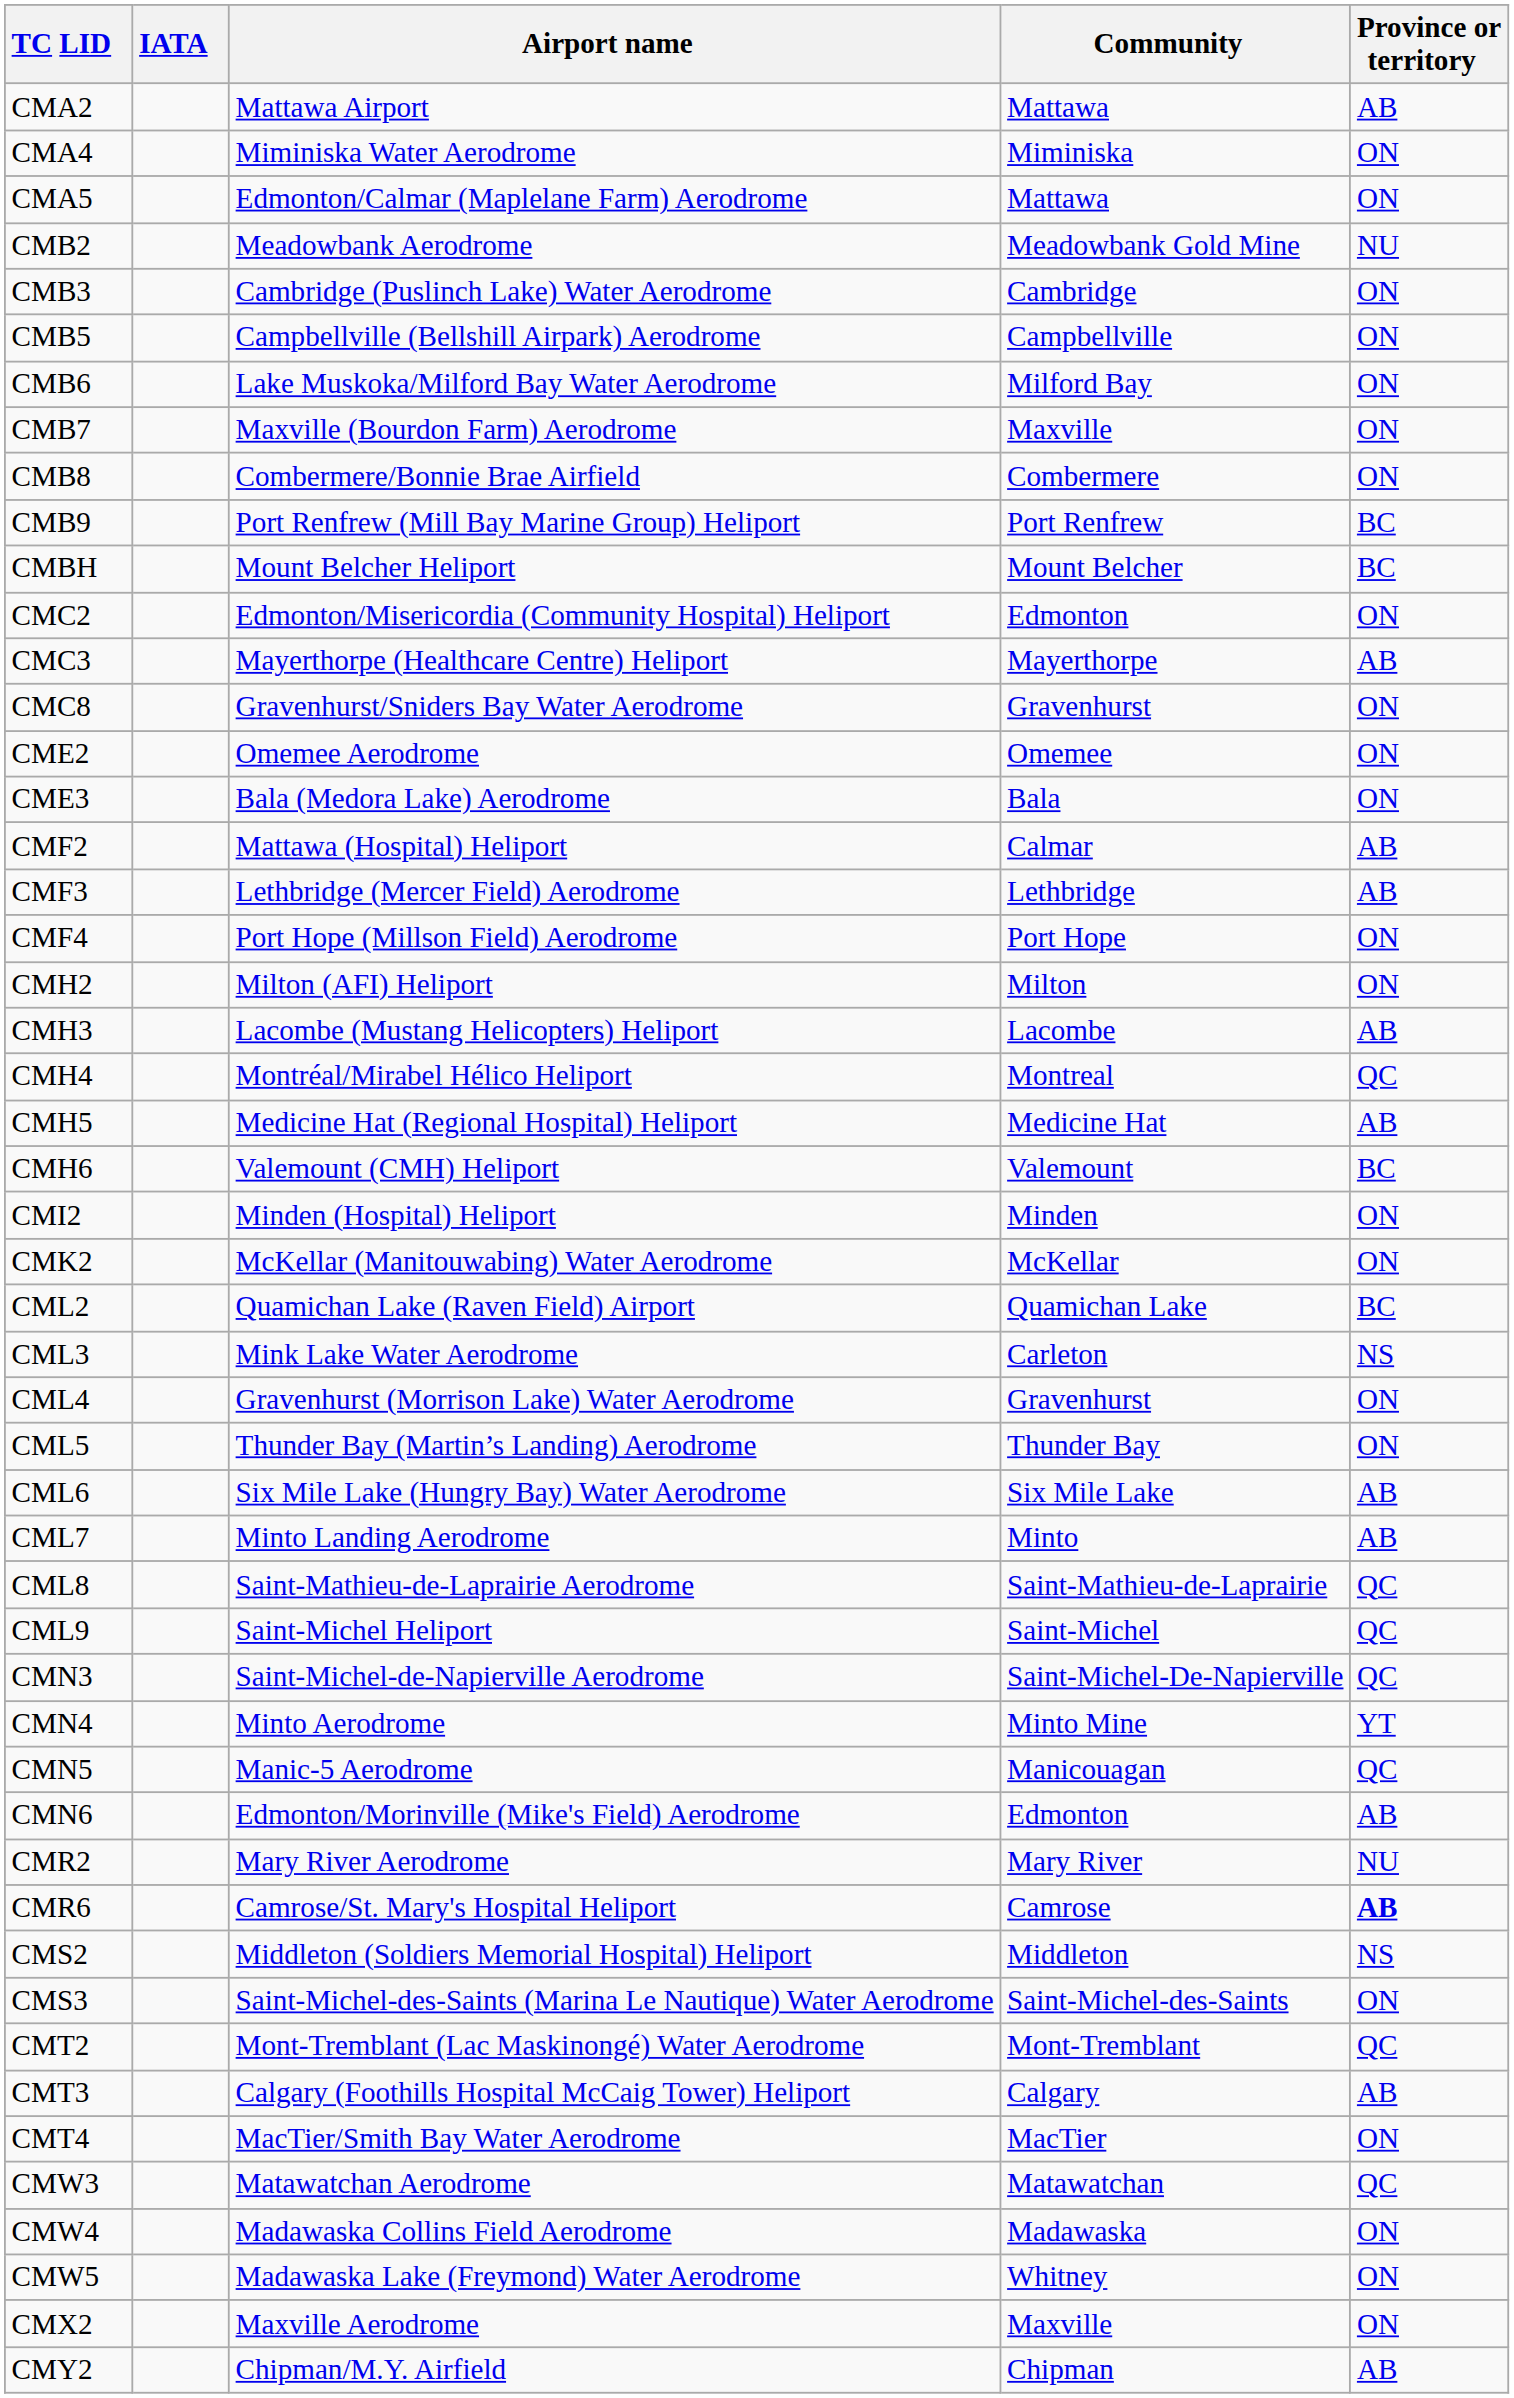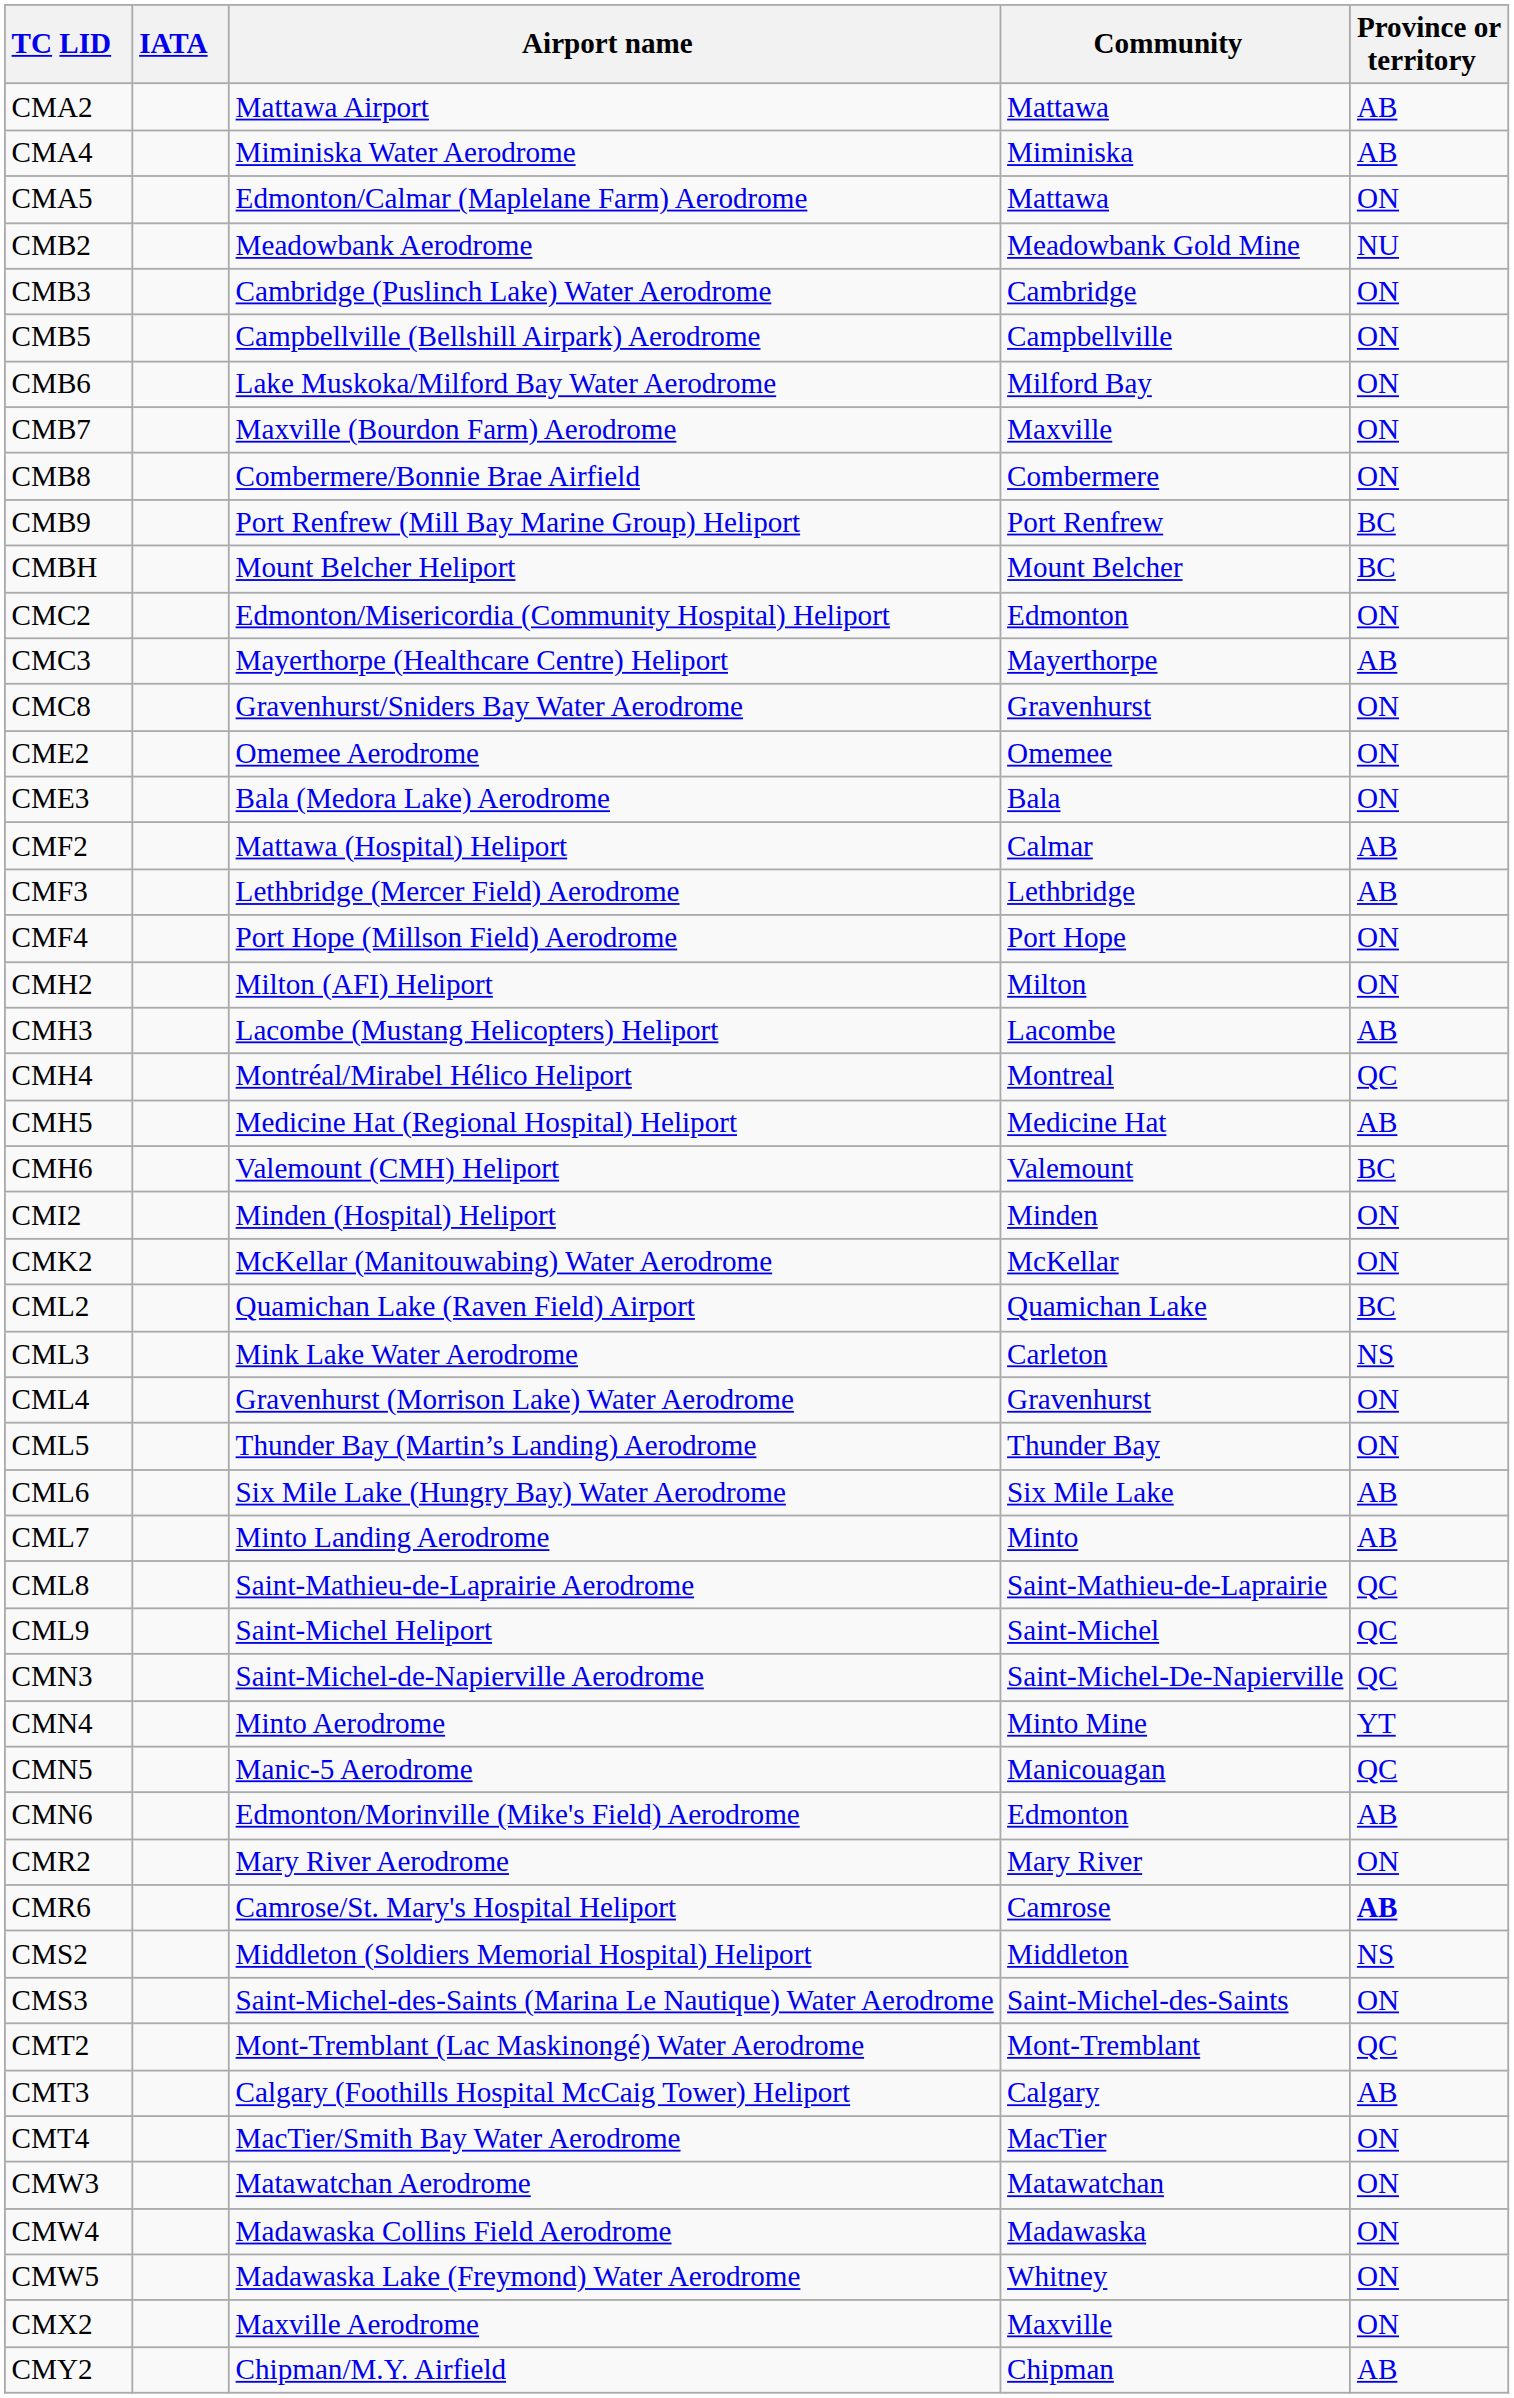(1378, 152) ON -> (1377, 152) AB
(1378, 1861) NU -> (1378, 1861) ON
(1377, 2184) QC -> (1378, 2184) ON
